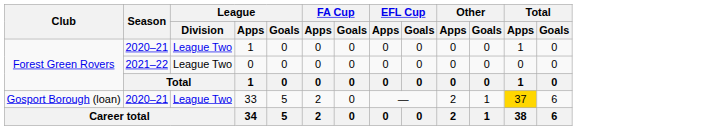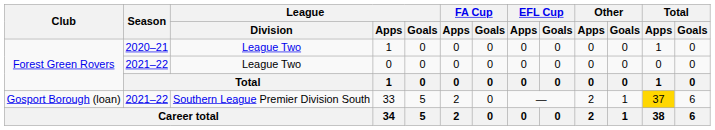(147, 99) 2020–21 -> (147, 99) 2021–22
(202, 99) League Two -> (272, 99) Southern League Premier Division South
